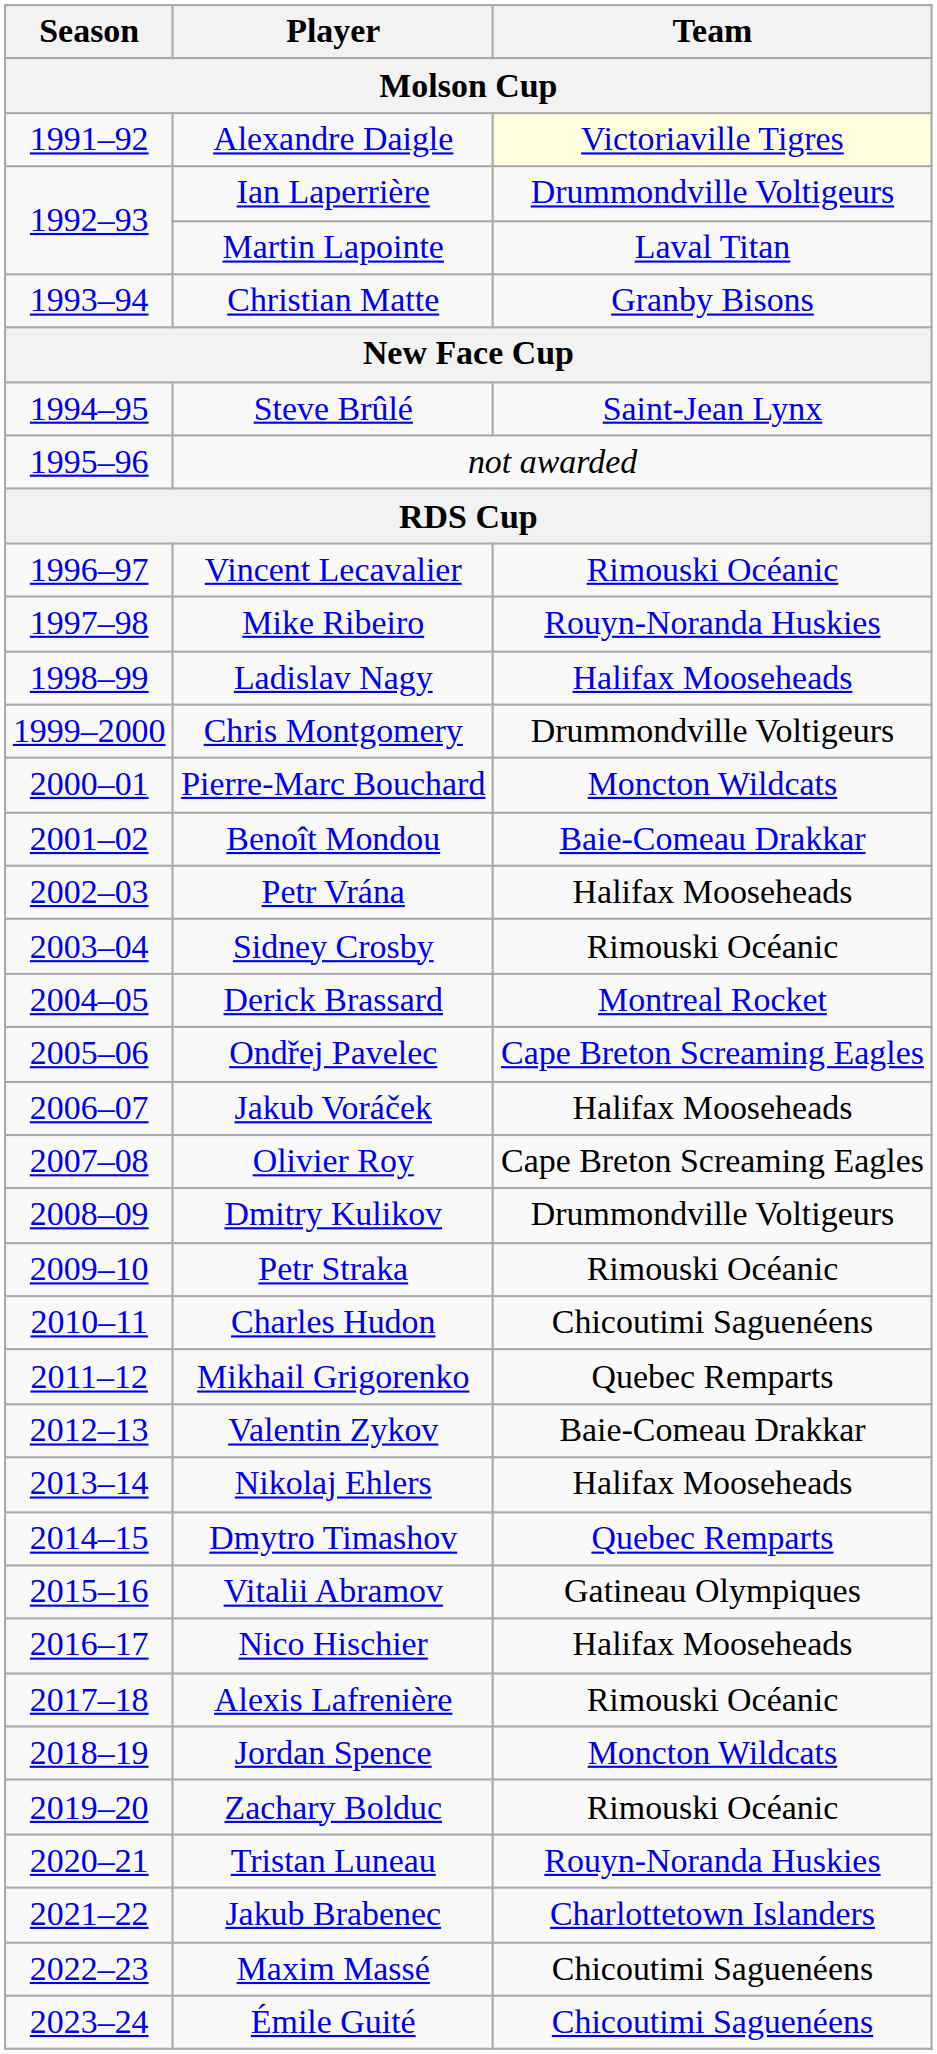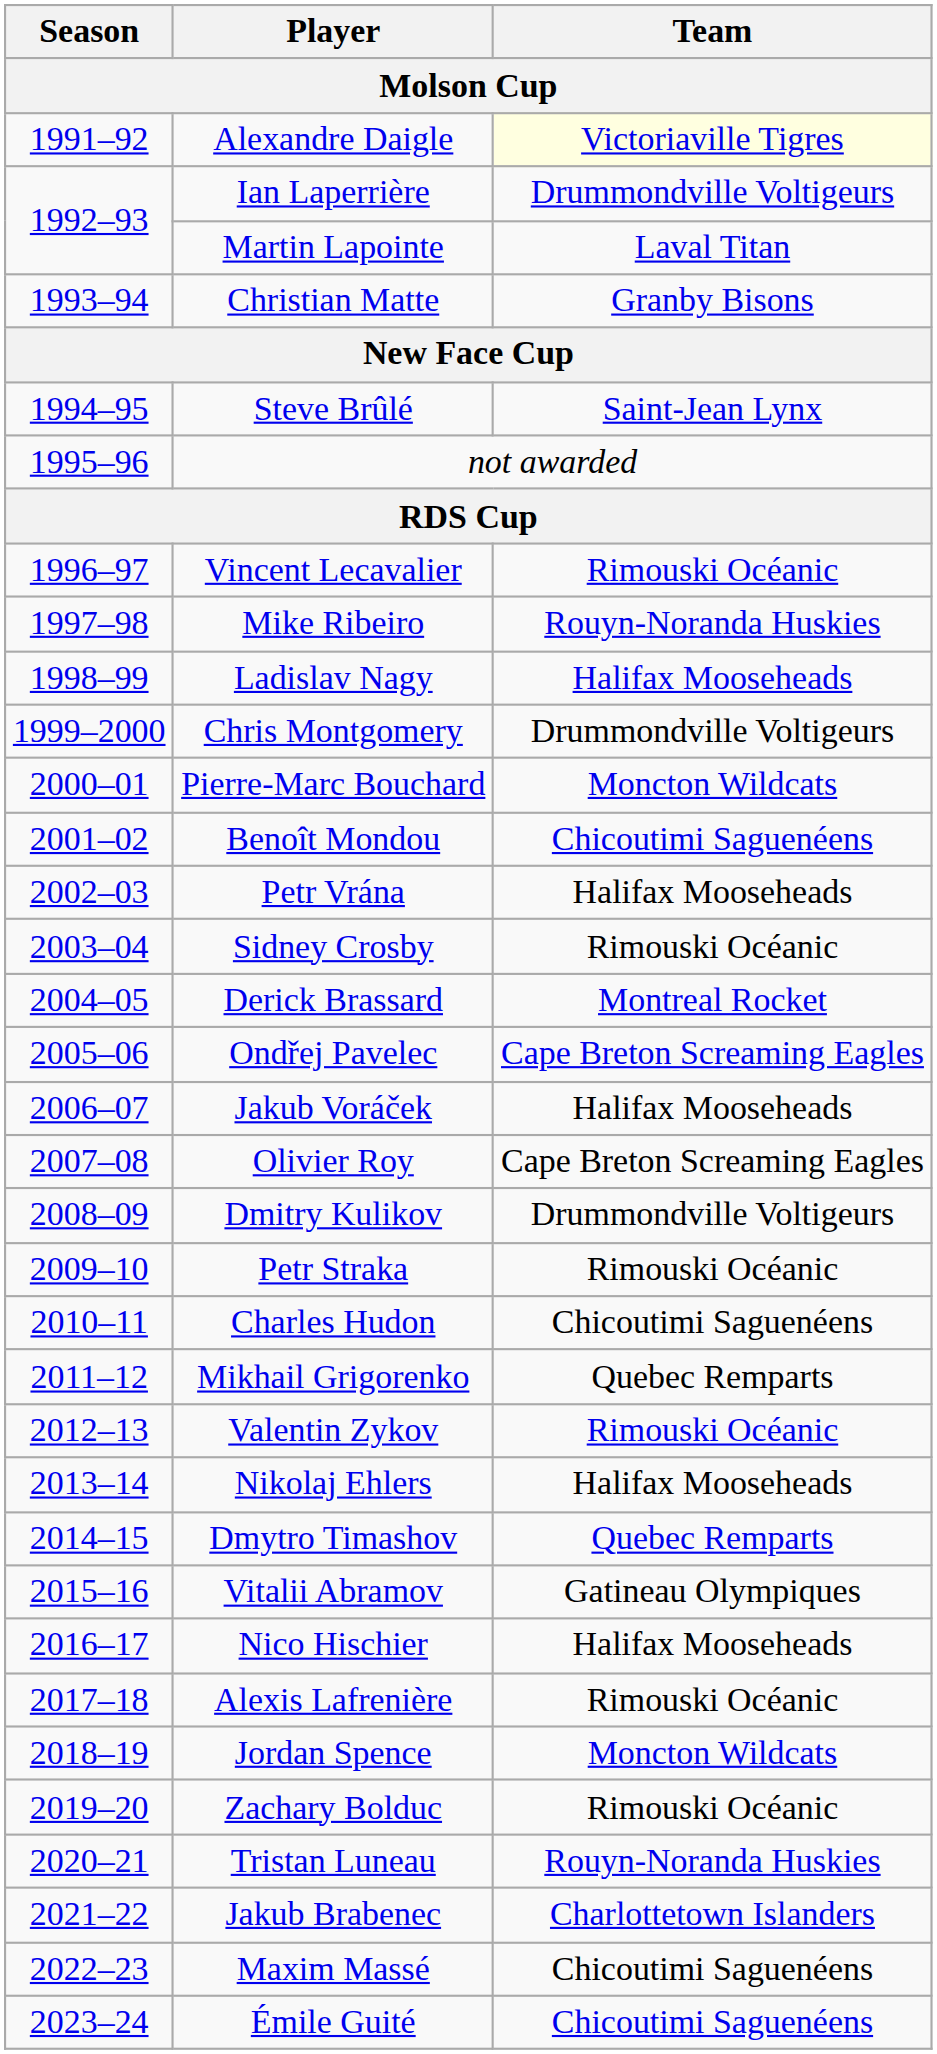(712, 838) Baie-Comeau Drakkar -> (712, 838) Chicoutimi Saguenéens
(712, 1430) Baie-Comeau Drakkar -> (712, 1430) Rimouski Océanic
